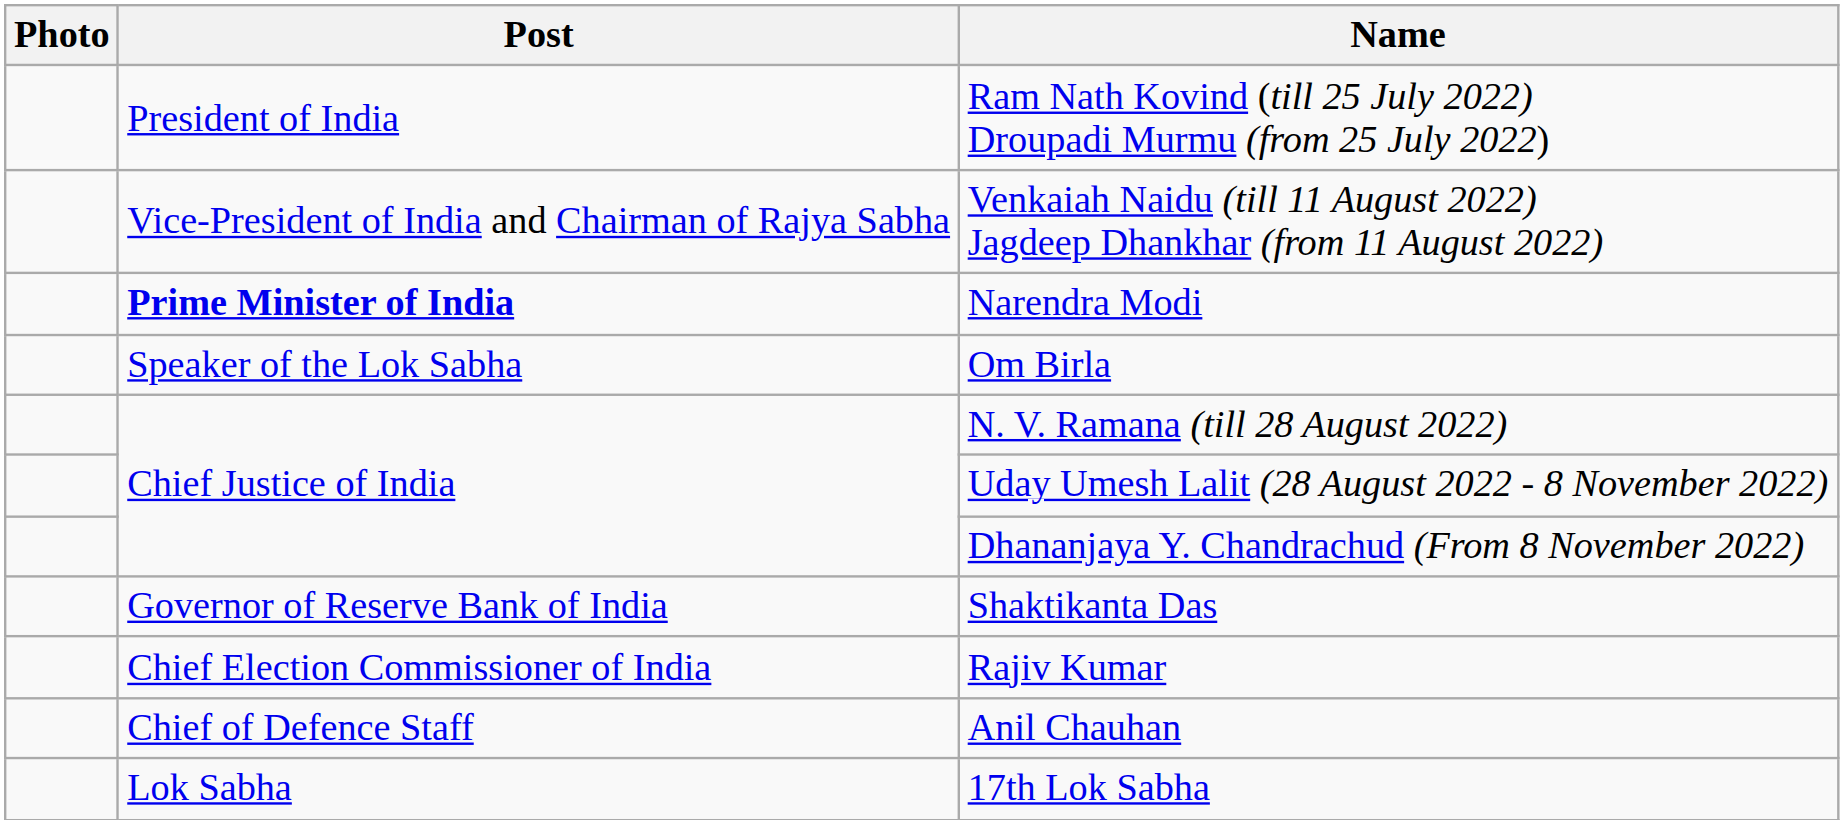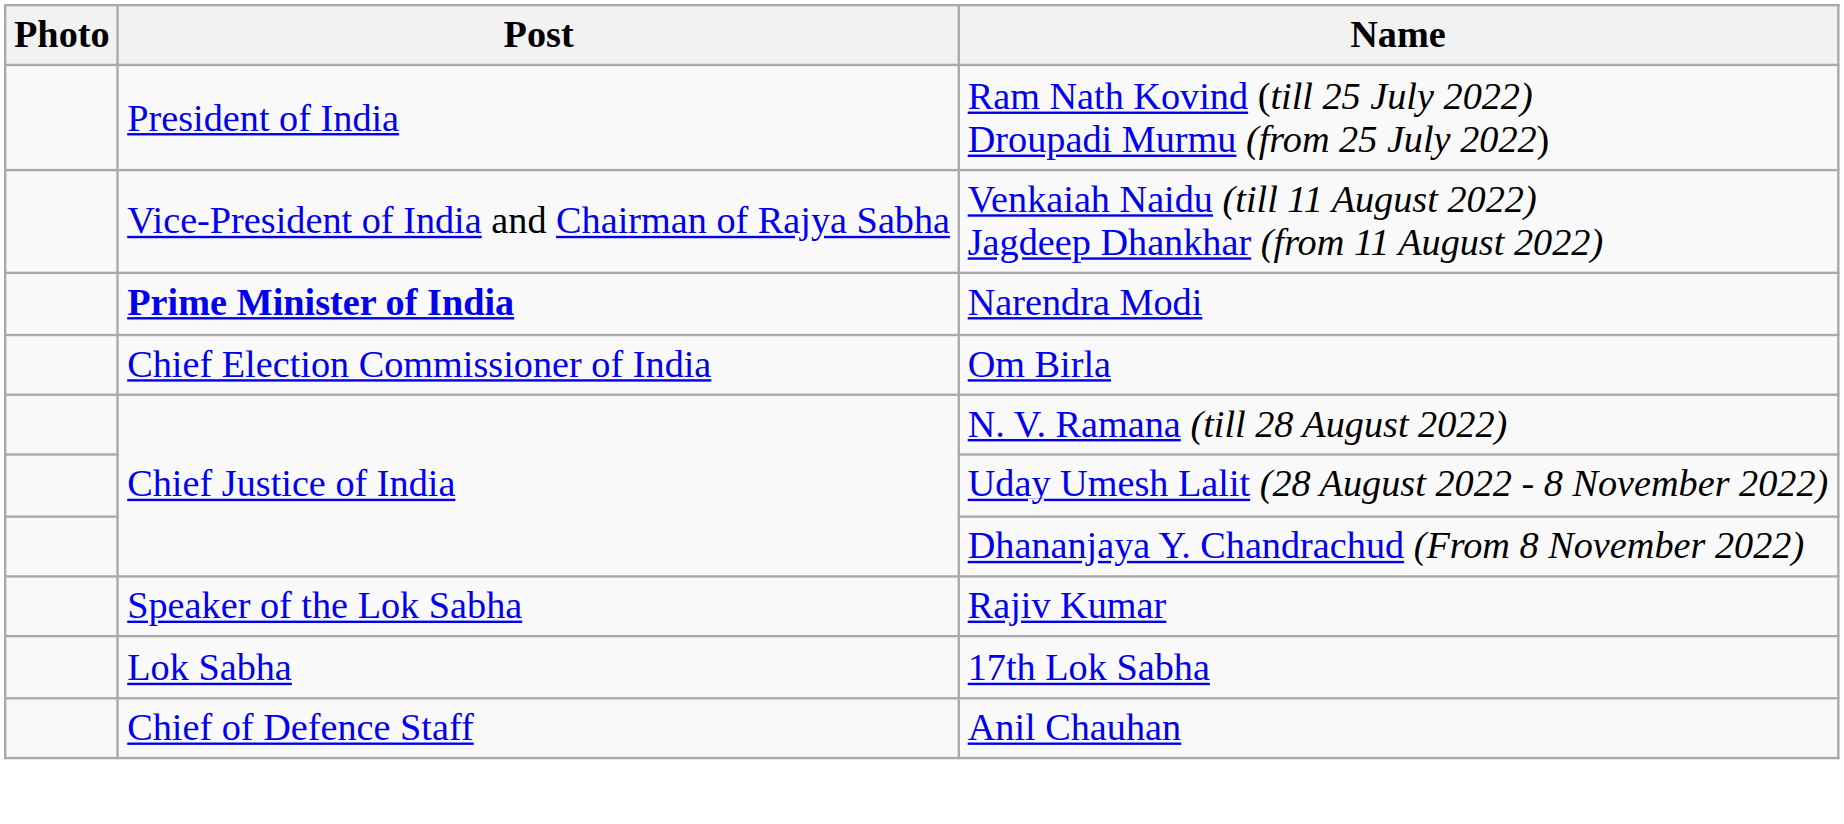(325, 363) Speaker of the Lok Sabha -> (419, 363) Chief Election Commissioner of India
- row: (1092, 606)
(419, 666) Chief Election Commissioner of India -> (325, 606) Speaker of the Lok Sabha
rows swapped: (1074, 727) <-> (1089, 787)
